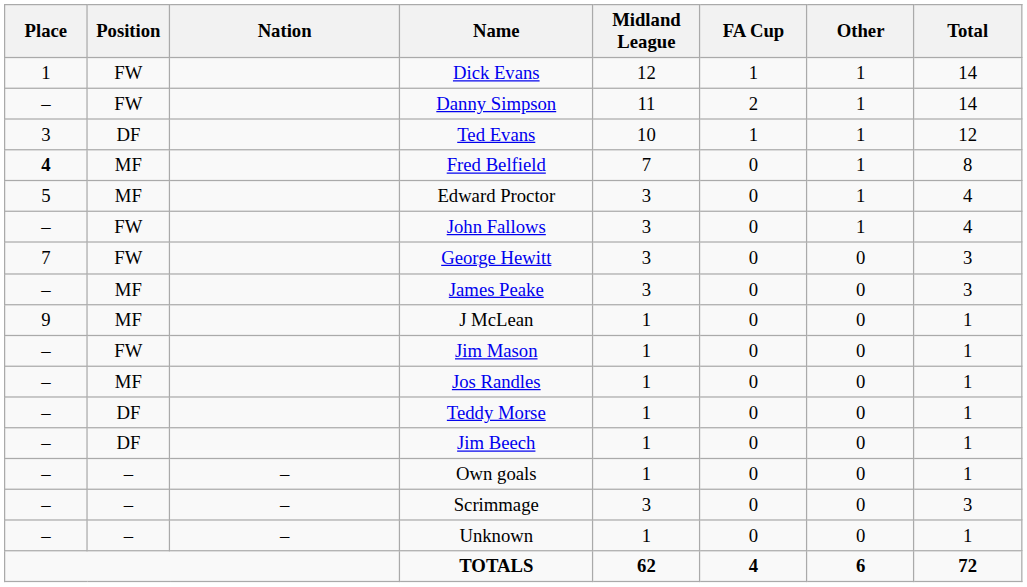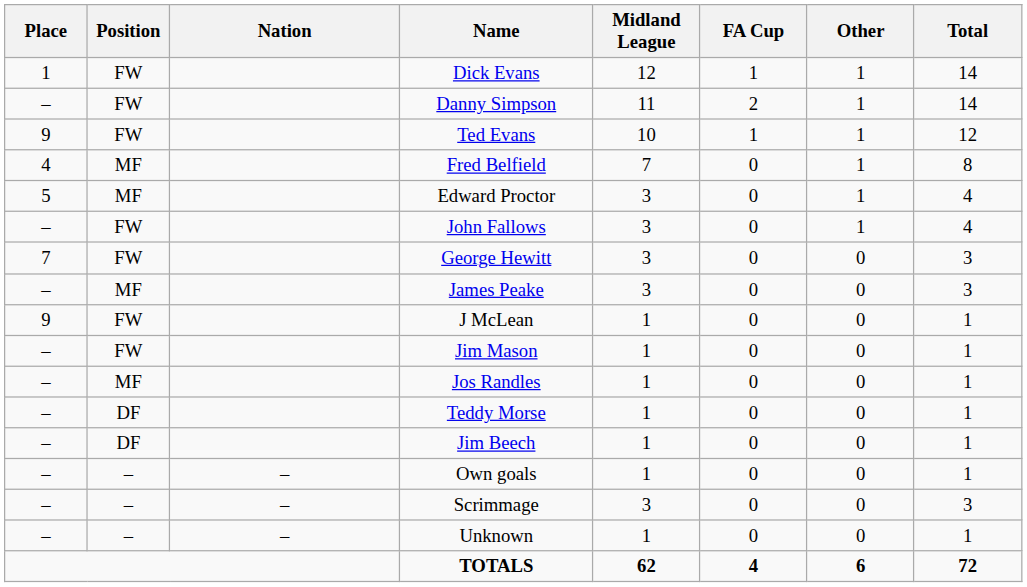(46, 134) 3 -> (46, 134) 9
(128, 134) DF -> (128, 134) FW
(46, 165) bold -> (46, 165) normal
(128, 319) MF -> (128, 319) FW
